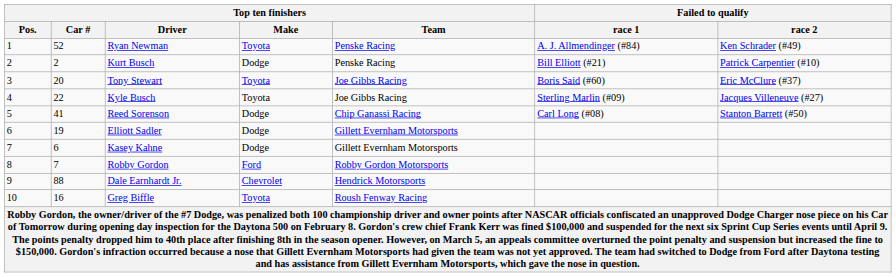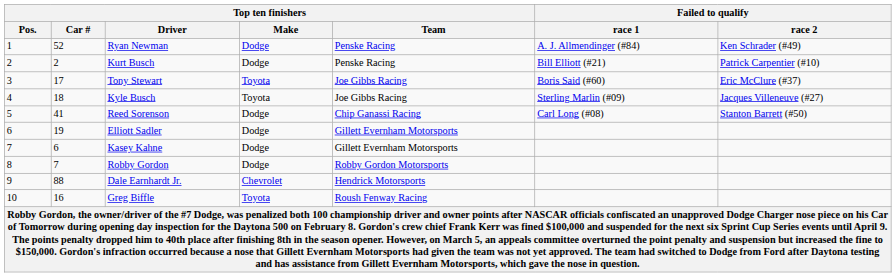(256, 47) Toyota -> (255, 47) Dodge
(59, 80) 20 -> (59, 80) 17
(59, 97) 22 -> (59, 97) 18
(251, 165) Ford -> (255, 165) Dodge
